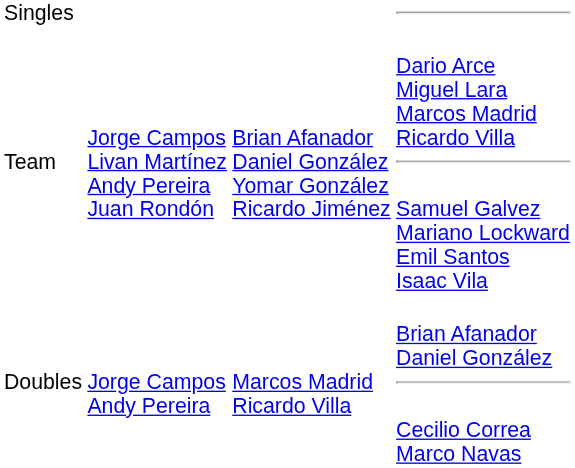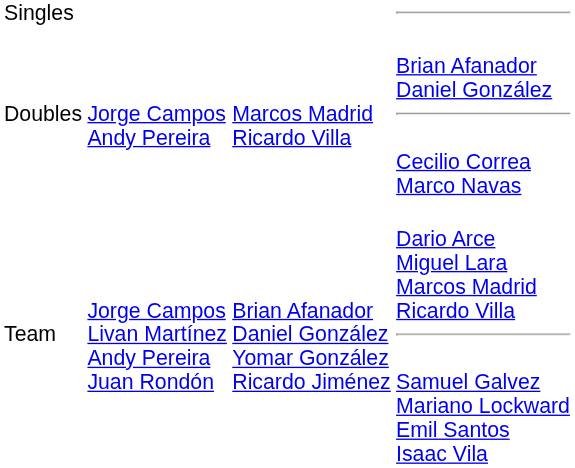rows swapped: (43, 382) <-> (30, 161)
